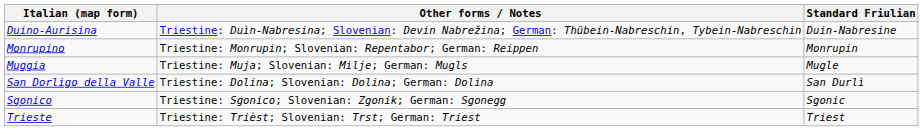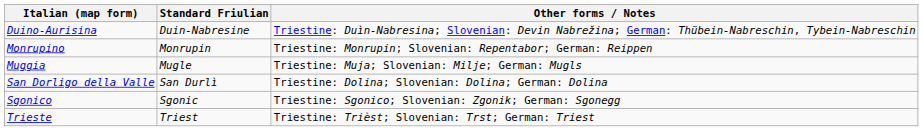columns swapped: (861, 13) <-> (481, 13)
